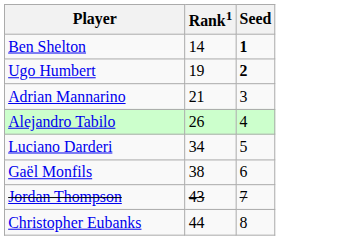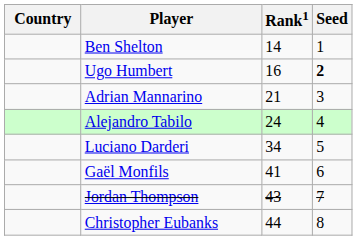+ column: (43, 19)
(244, 46) bold -> (320, 46) normal
(197, 71) 19 -> (273, 71) 16
(197, 121) 26 -> (273, 121) 24
(197, 172) 38 -> (273, 172) 41
